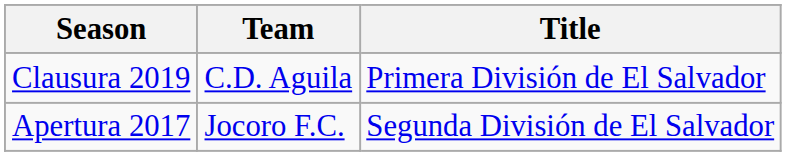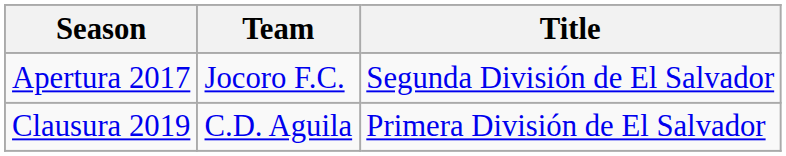rows swapped: (101, 126) <-> (101, 77)
